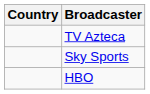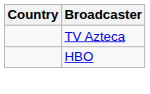- row: (97, 57)
